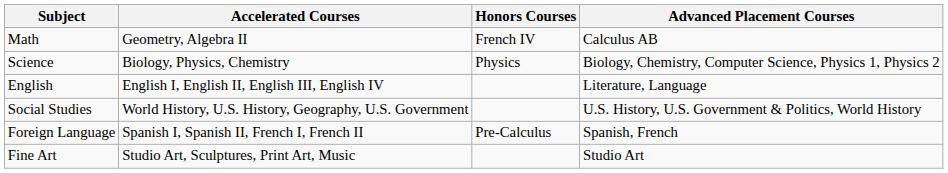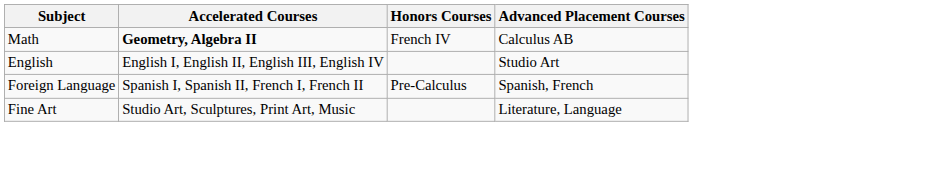(185, 39) normal -> (189, 39) bold
- row: (31, 62)
(645, 86) Literature, Language -> (529, 62) Studio Art
- row: (50, 109)
(614, 156) Studio Art -> (560, 109) Literature, Language
